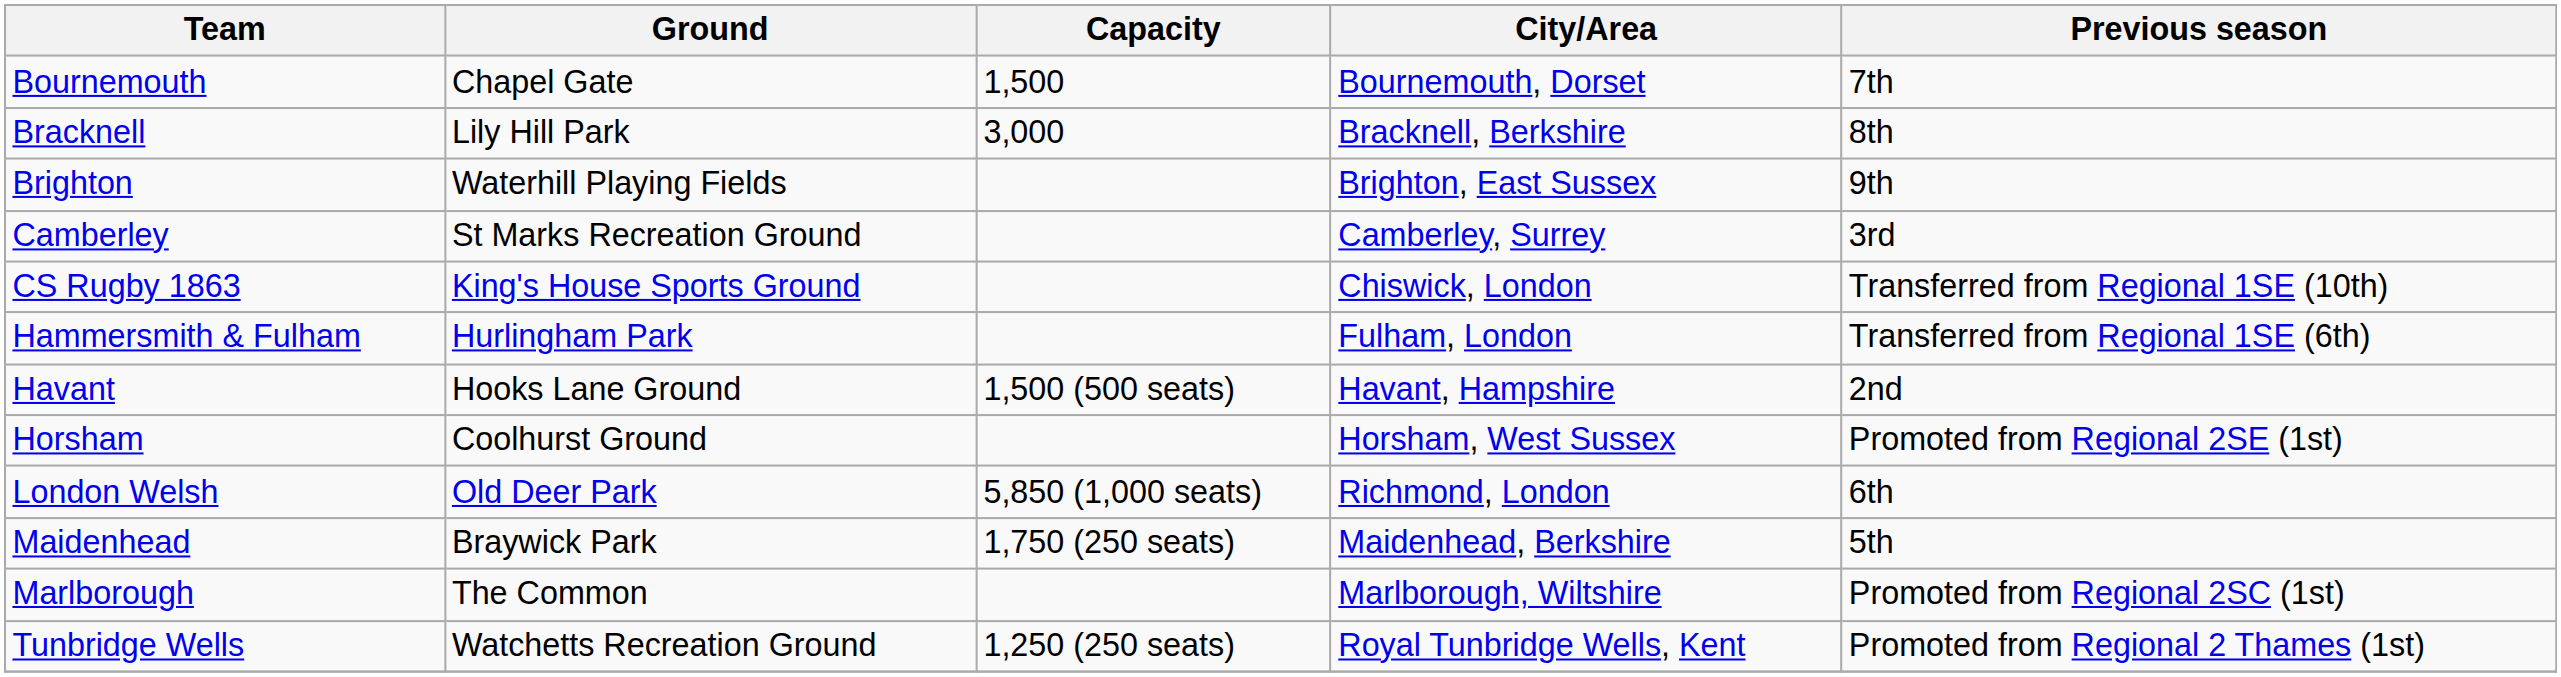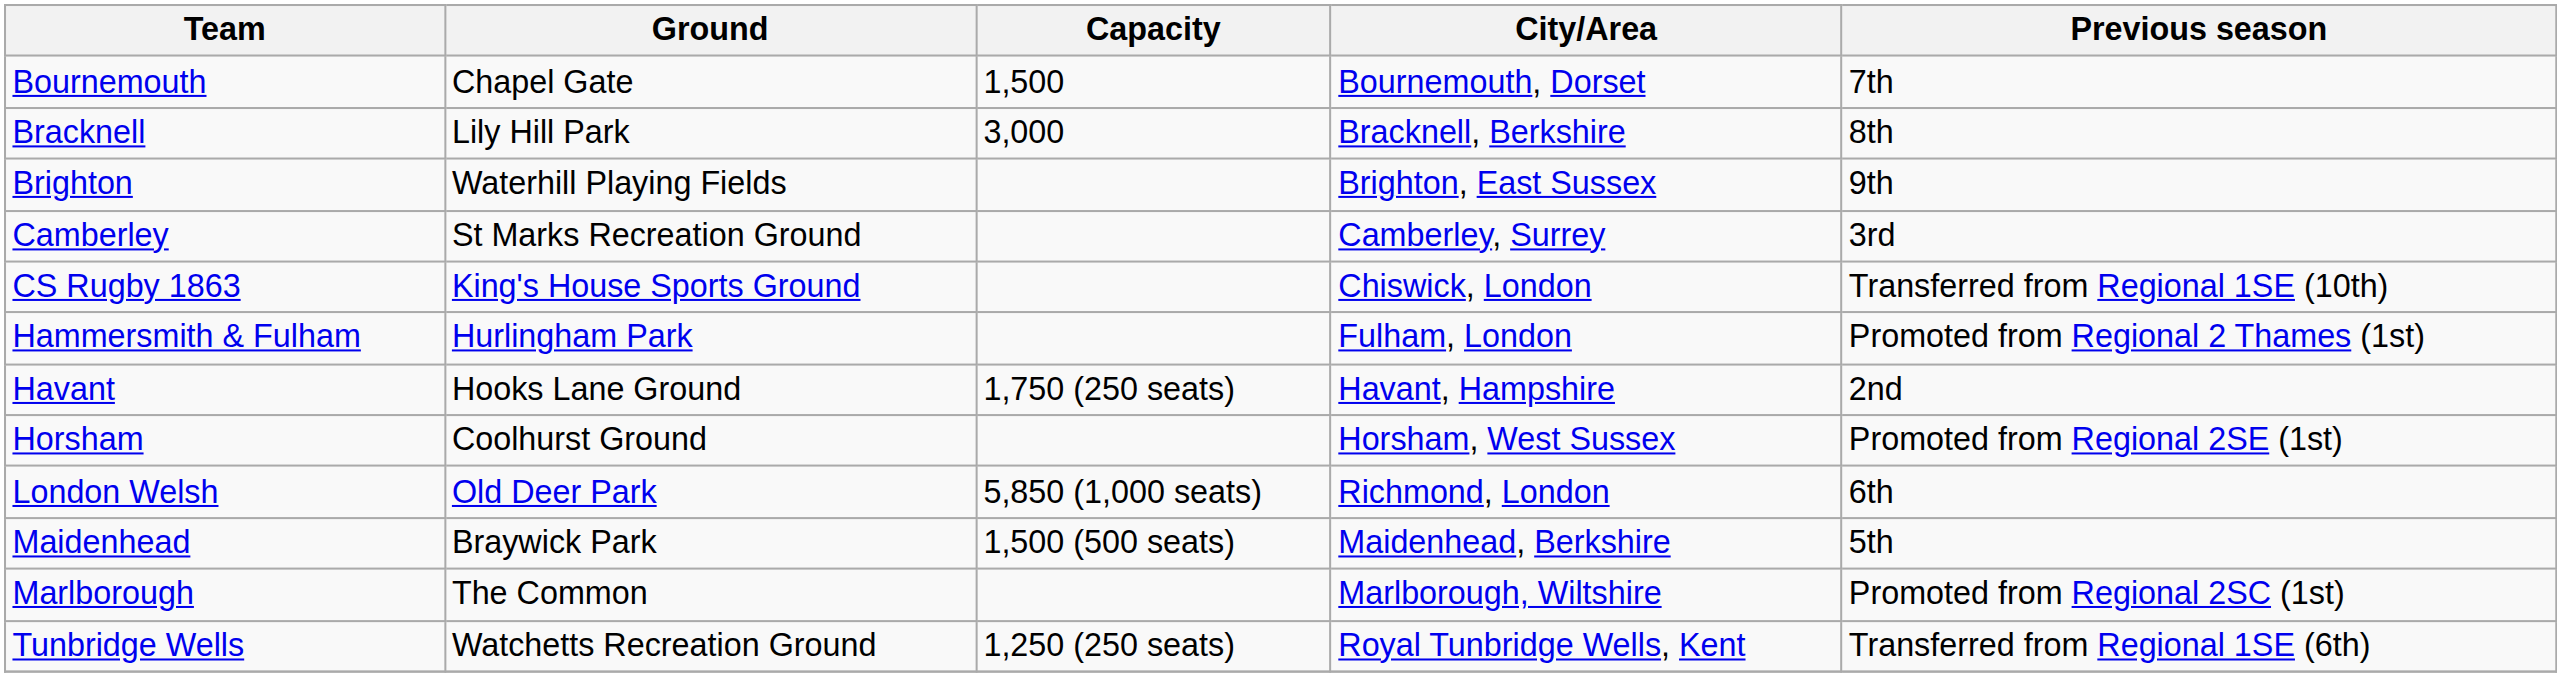(2110, 337) Transferred from Regional 1SE (6th) -> (2137, 337) Promoted from Regional 2 Thames (1st)
(1109, 388) 1,500 (500 seats) -> (1109, 388) 1,750 (250 seats)
(1109, 542) 1,750 (250 seats) -> (1109, 542) 1,500 (500 seats)
(2137, 645) Promoted from Regional 2 Thames (1st) -> (2110, 645) Transferred from Regional 1SE (6th)
